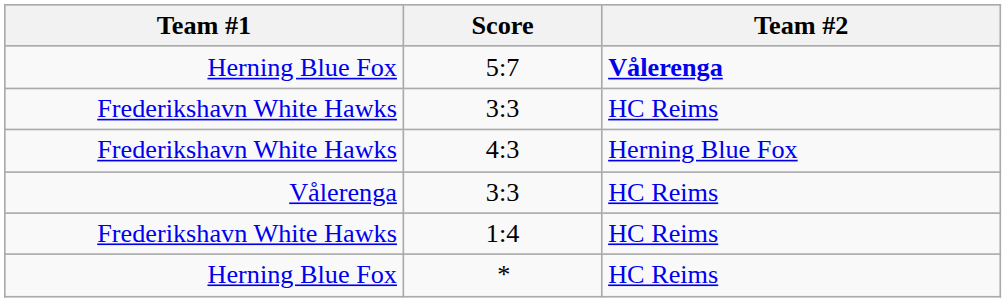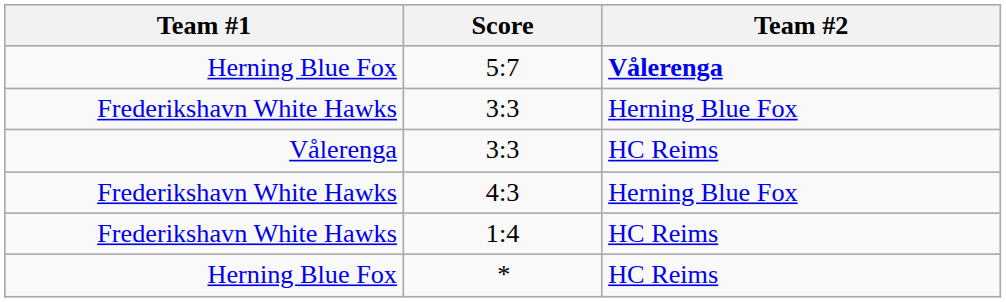(663, 108) HC Reims -> (703, 108) Herning Blue Fox
rows swapped: (247, 150) <-> (343, 191)
